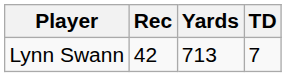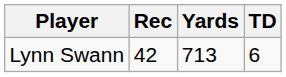(254, 54) 7 -> (254, 54) 6
